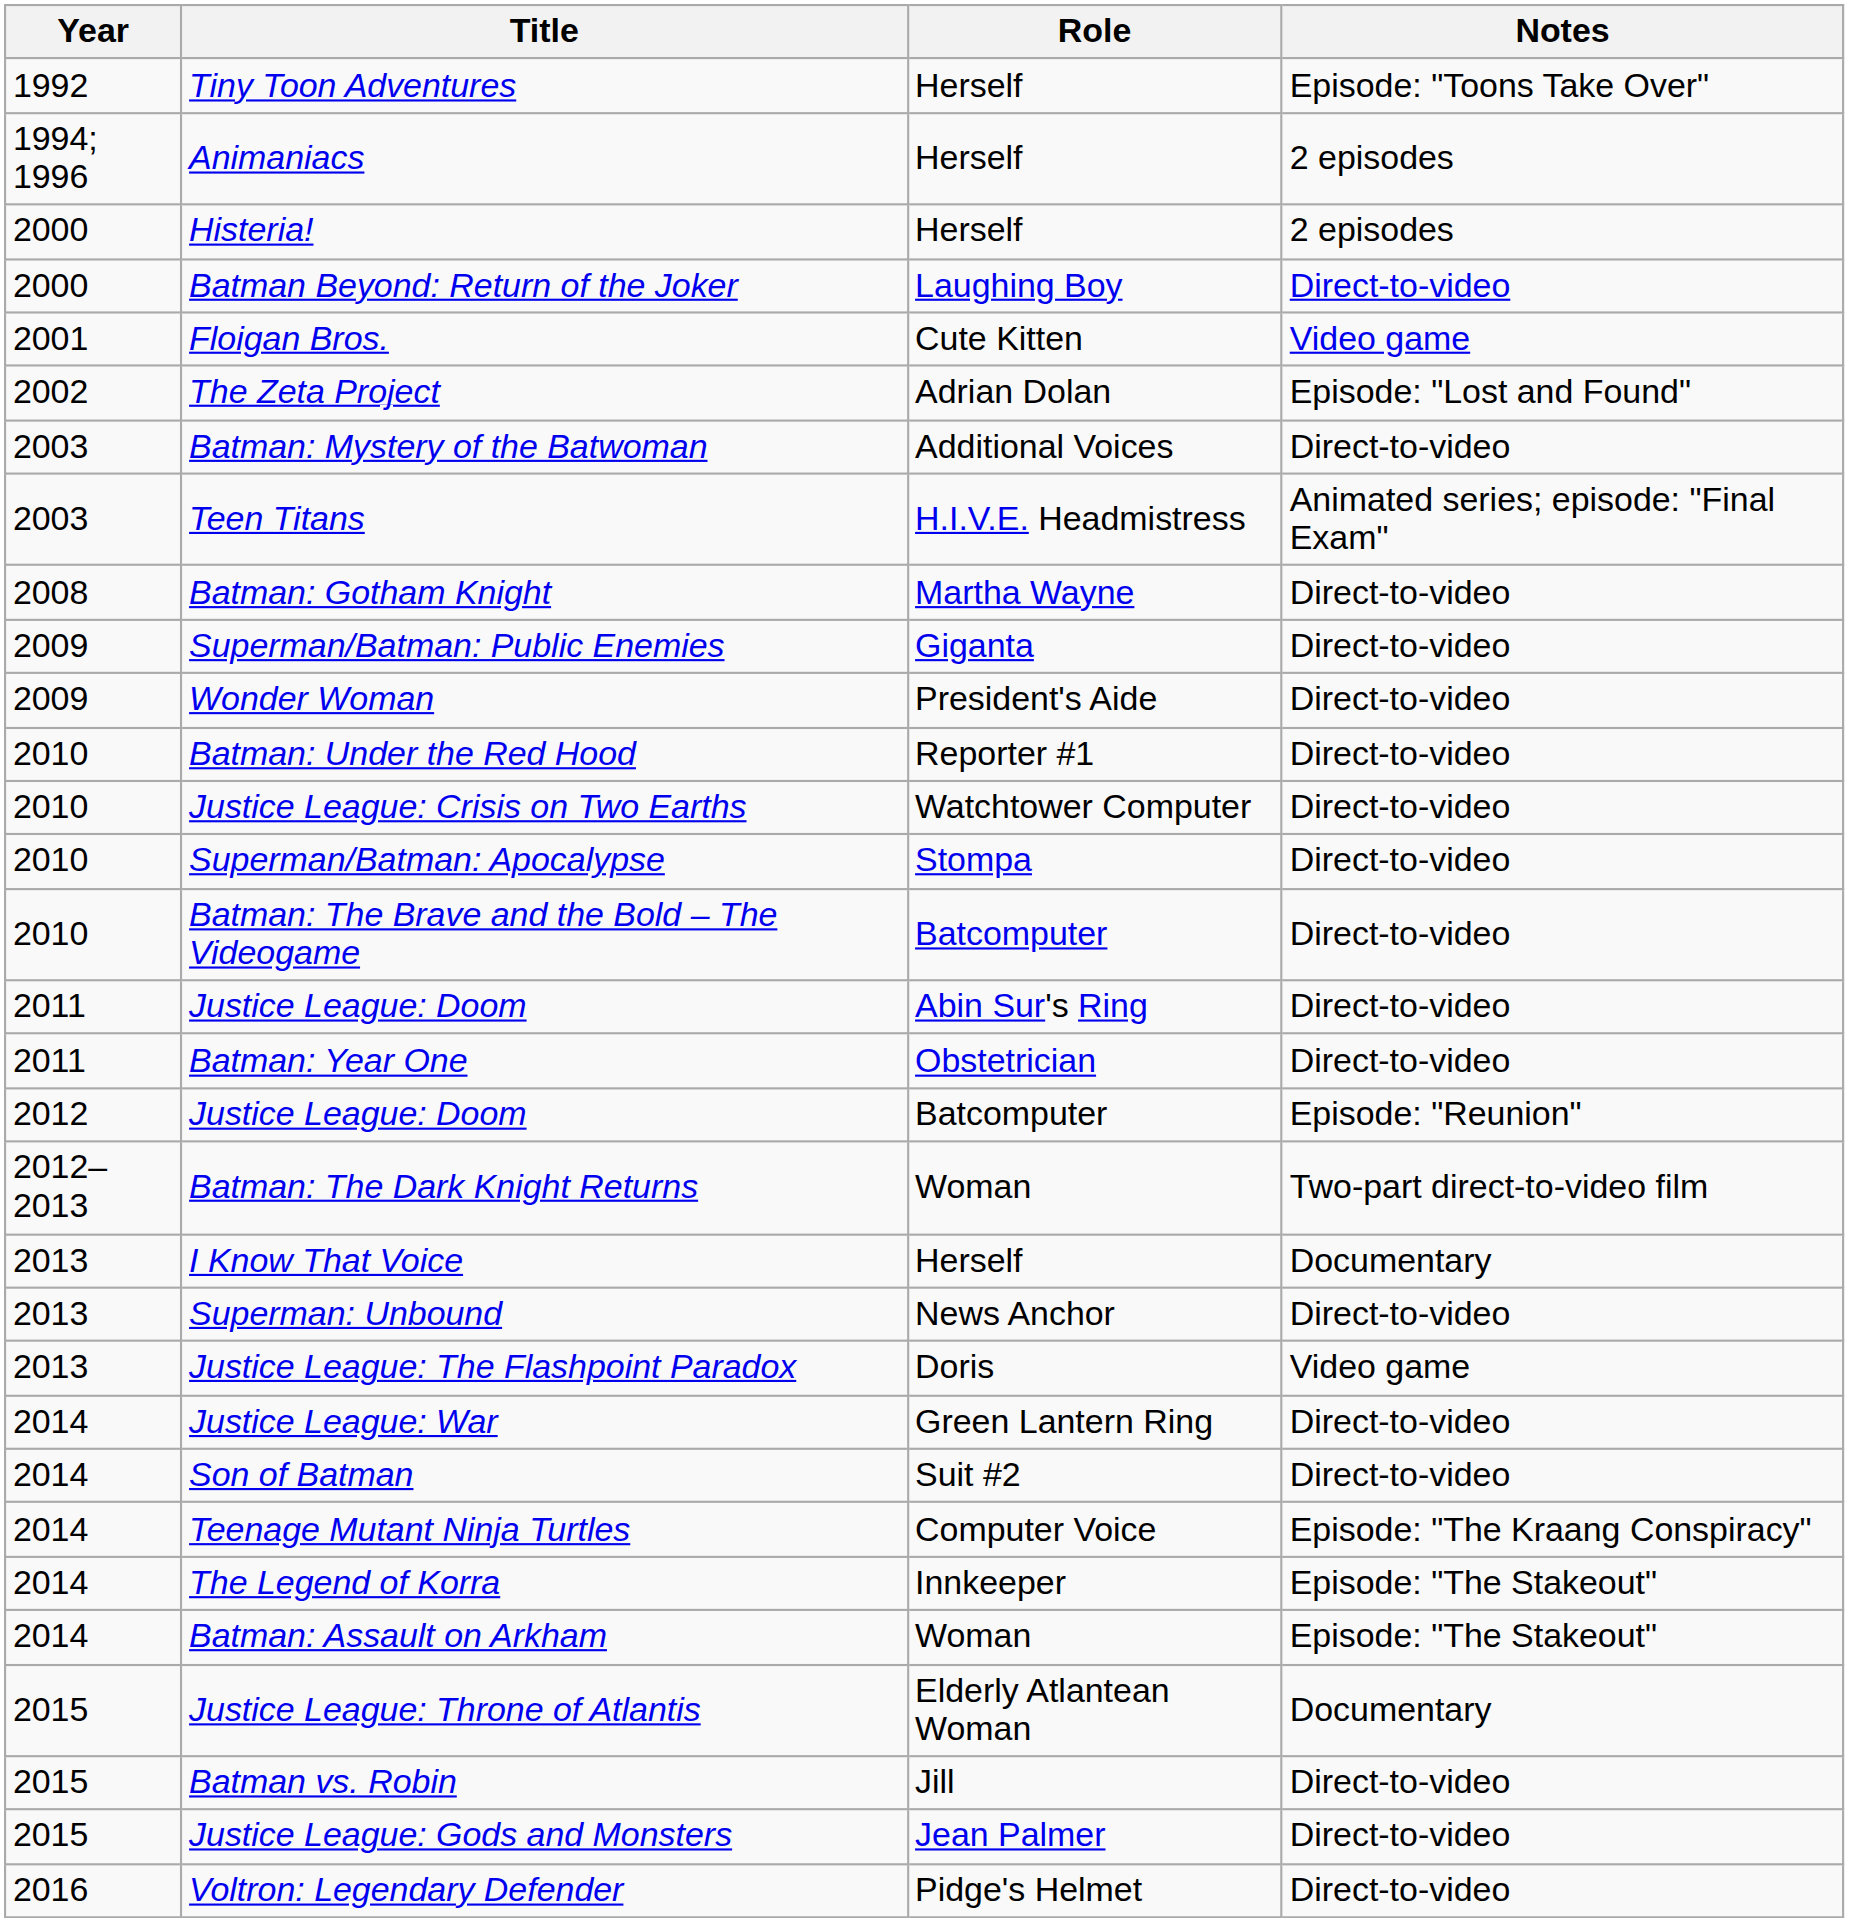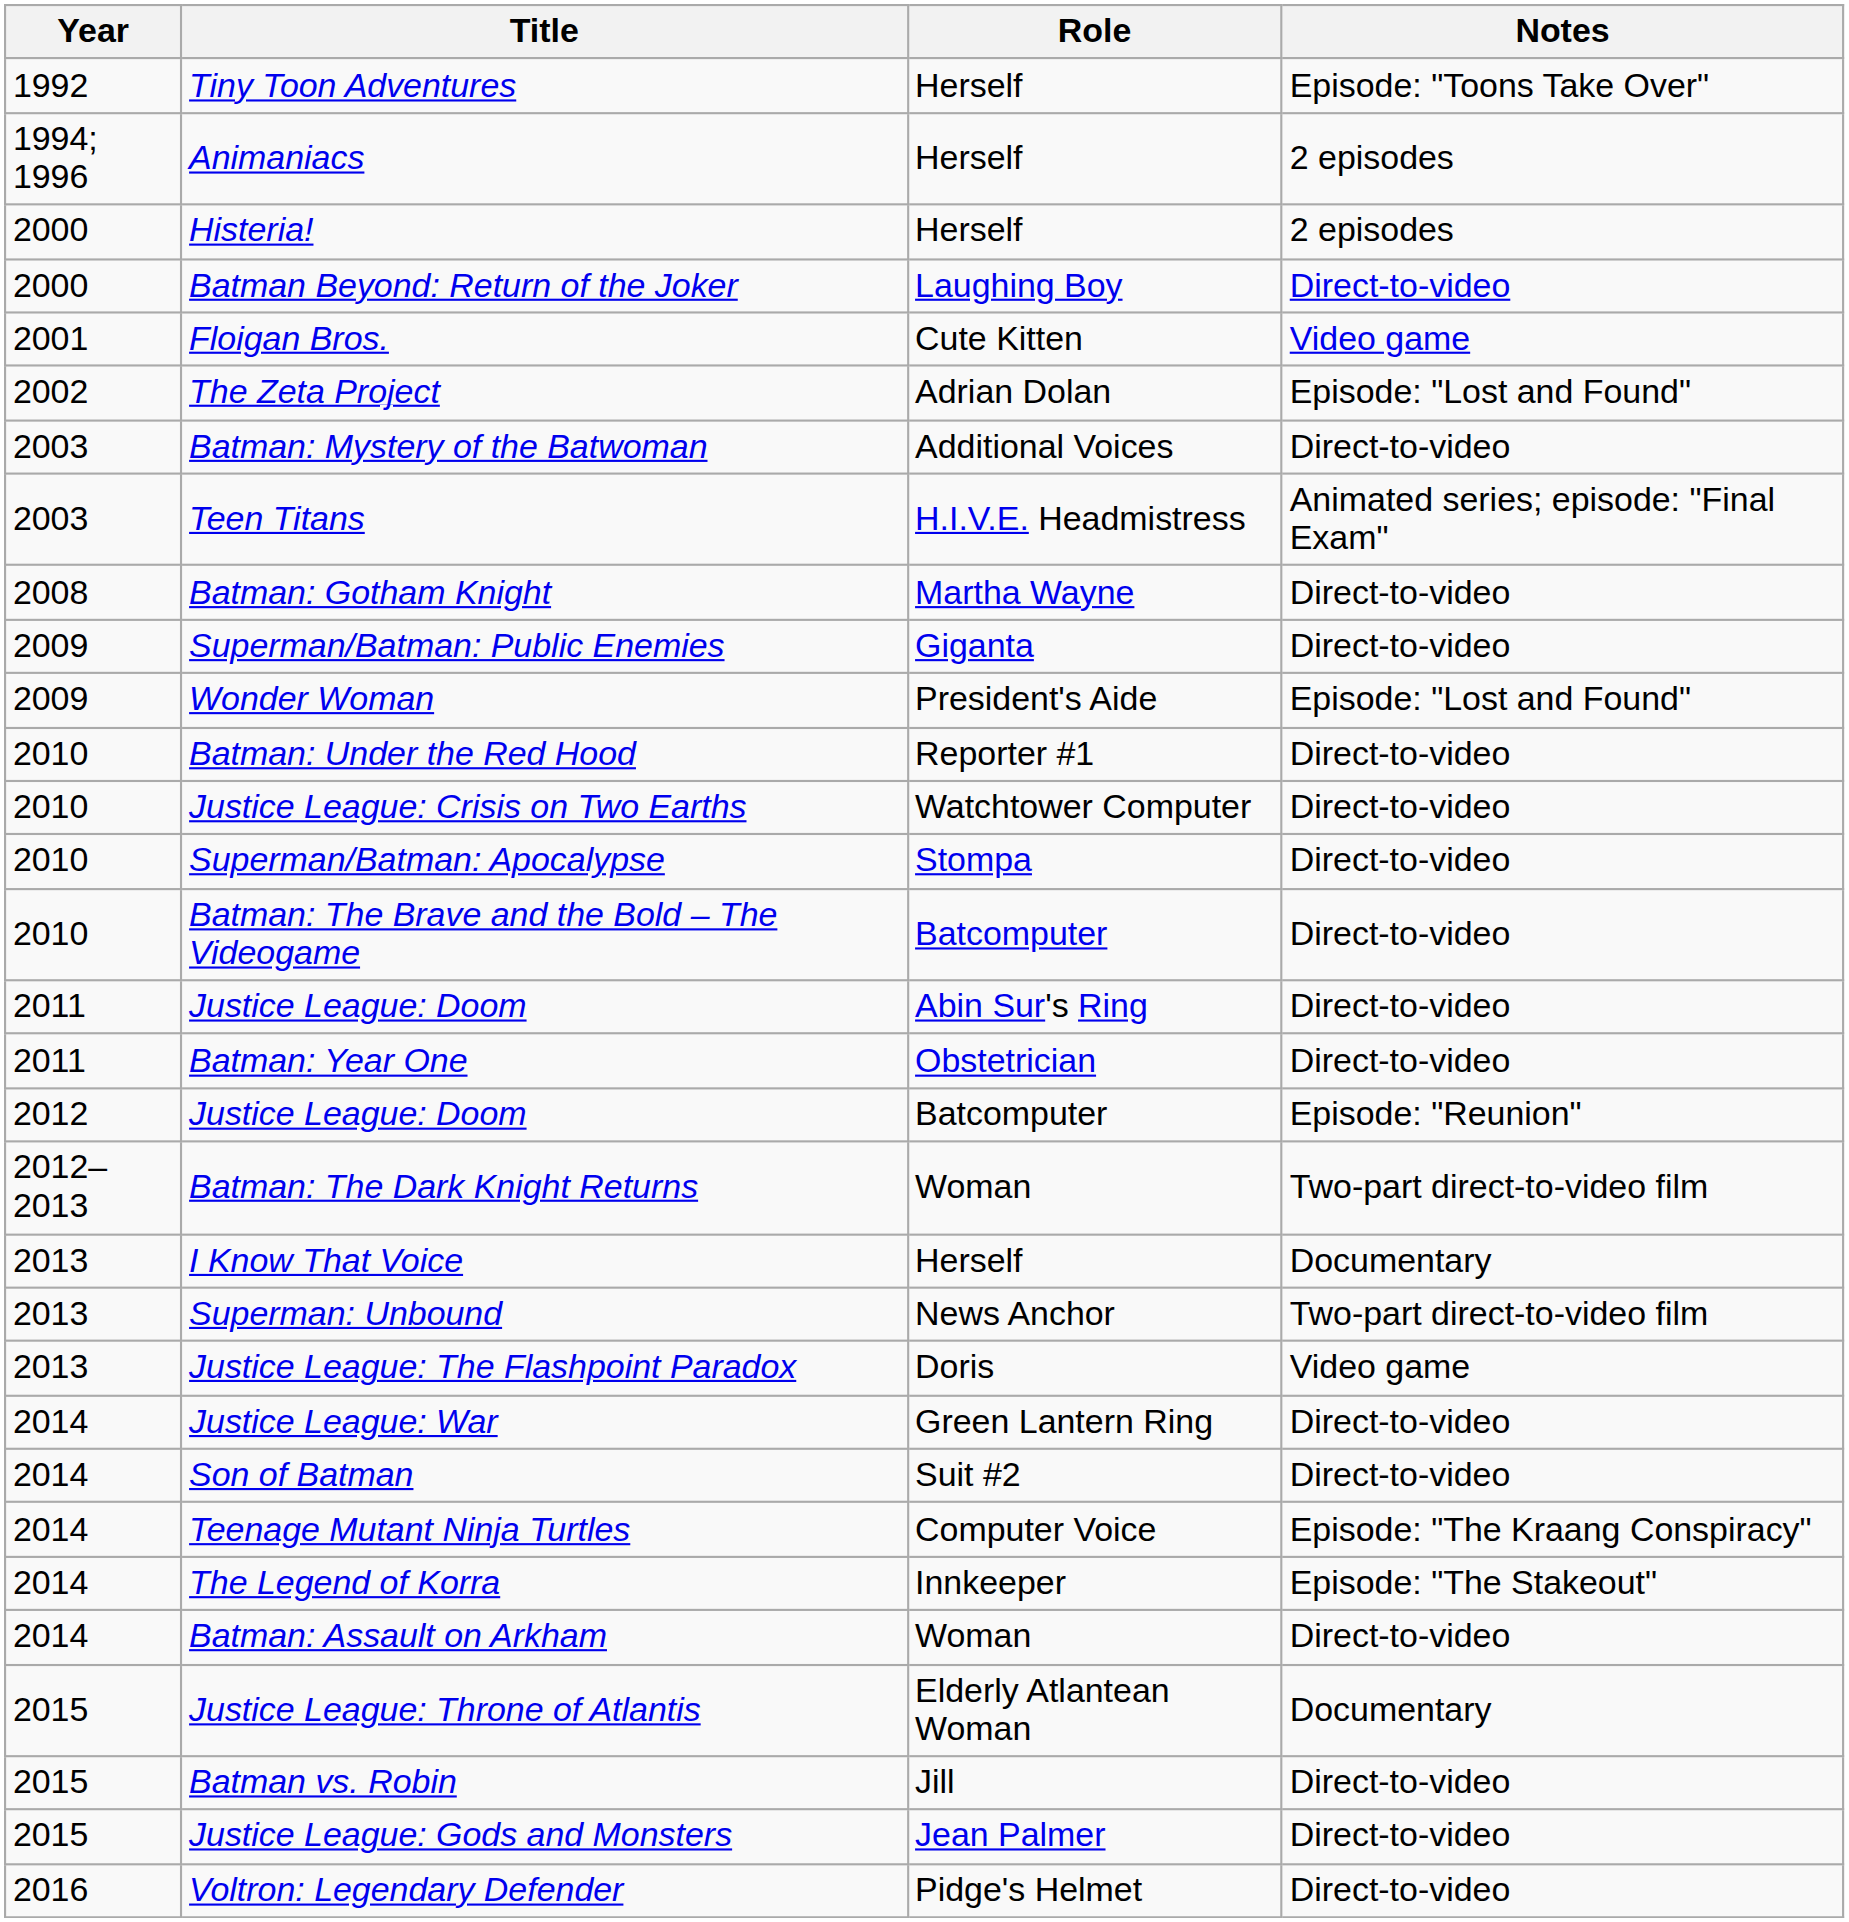(1400, 699) Direct-to-video -> (1490, 699) Episode: "Lost and Found"
(1400, 1313) Direct-to-video -> (1499, 1313) Two-part direct-to-video film
(1473, 1636) Episode: "The Stakeout" -> (1400, 1636) Direct-to-video
